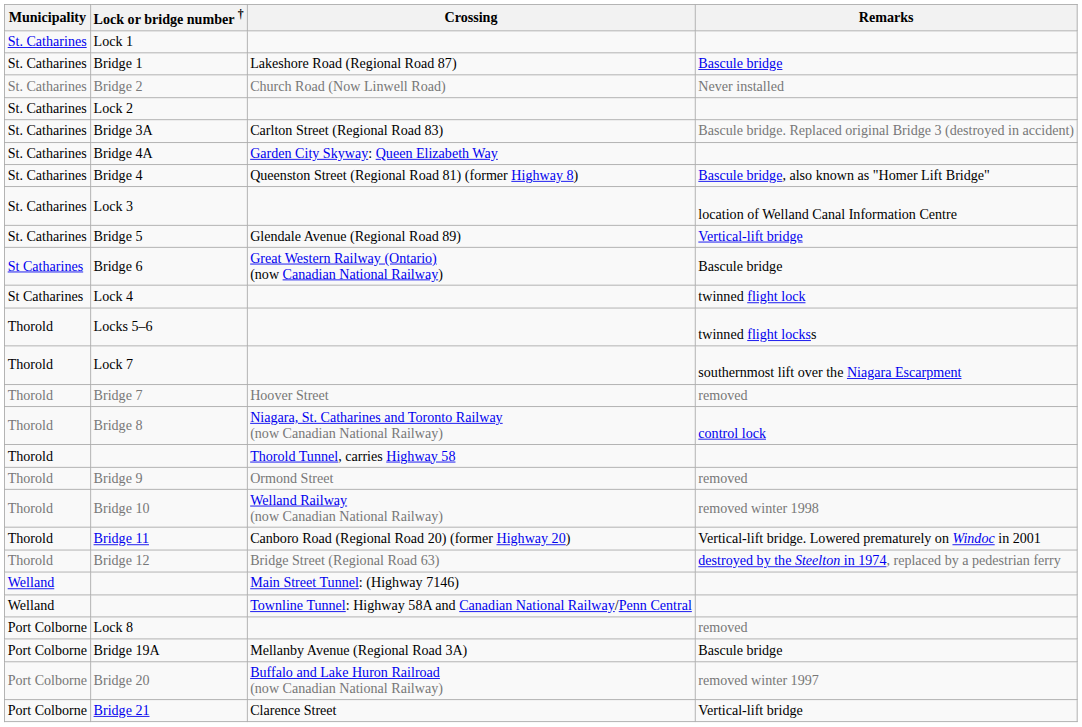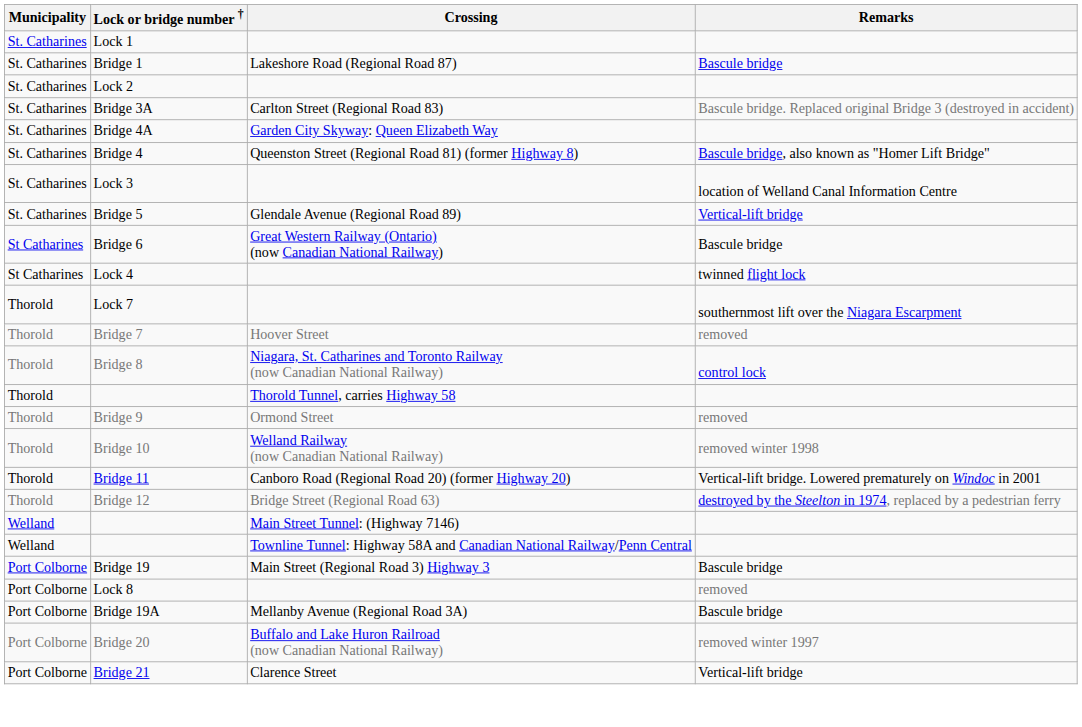- row: (118, 86)
- row: (123, 327)
+ row: (122, 567)
